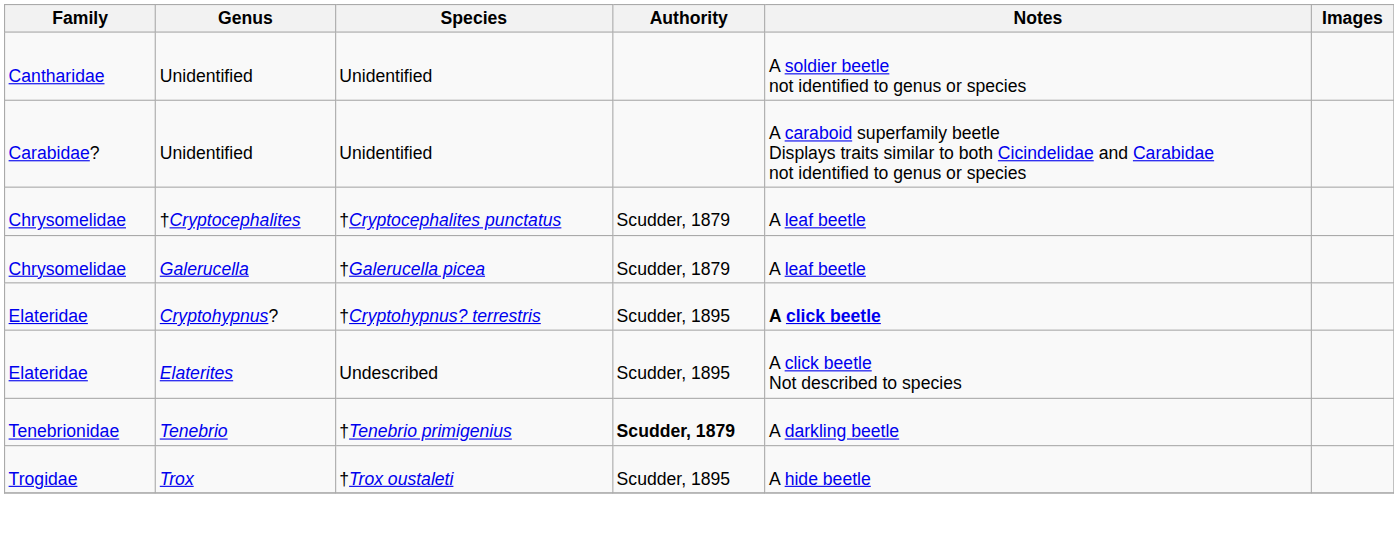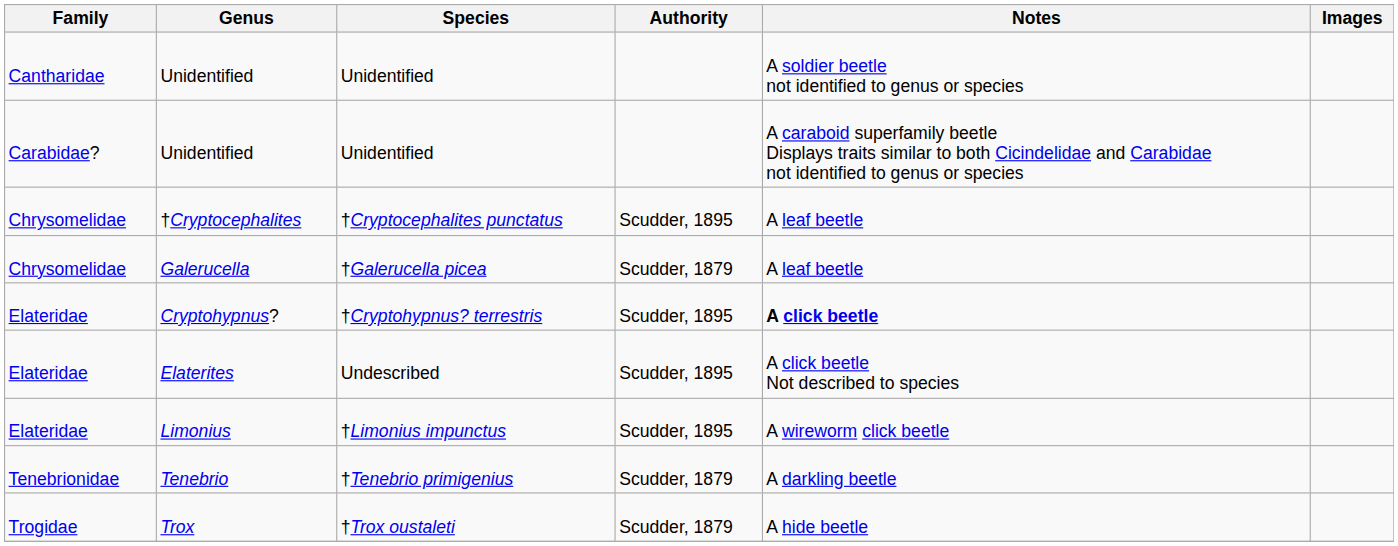(673, 220) Scudder, 1879 -> (676, 220) Scudder, 1895
+ row: (48, 431)
(676, 431) bold -> (676, 479) normal
(673, 479) Scudder, 1895 -> (676, 527) Scudder, 1879
